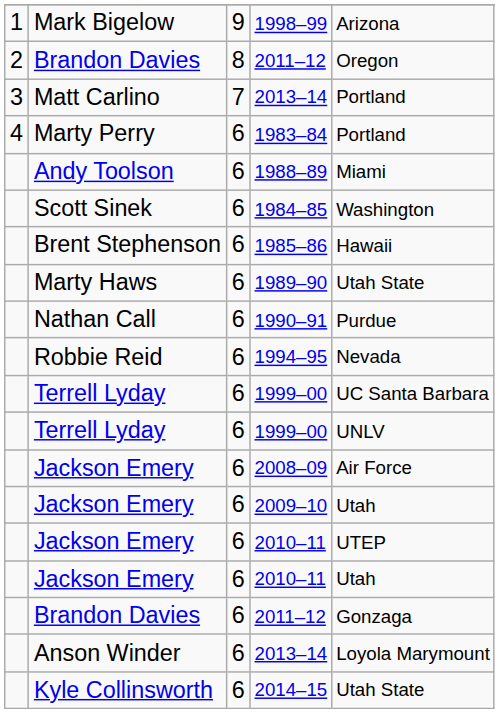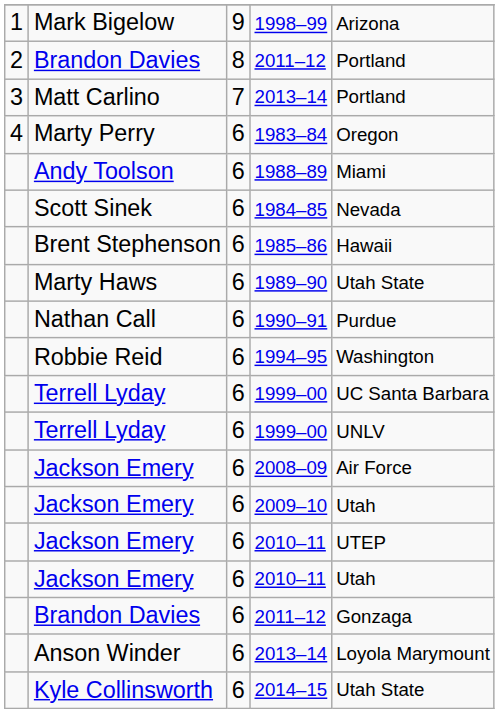(367, 60) Oregon -> (371, 60) Portland
(371, 134) Portland -> (367, 134) Oregon
(385, 208) Washington -> (368, 208) Nevada
(368, 357) Nevada -> (385, 357) Washington
